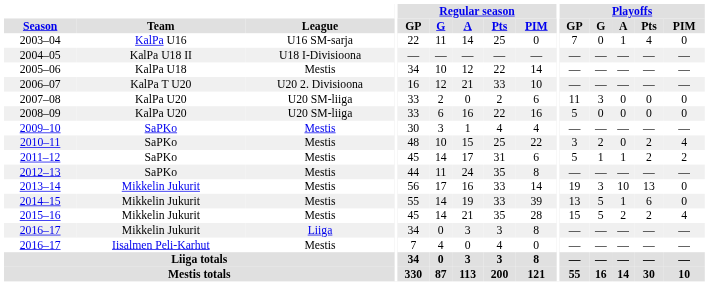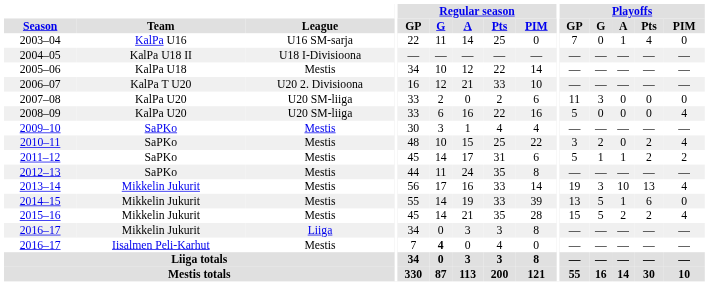(684, 113) 0 -> (684, 113) 4
(684, 186) 0 -> (684, 186) 4
(441, 245) normal -> (441, 245) bold
